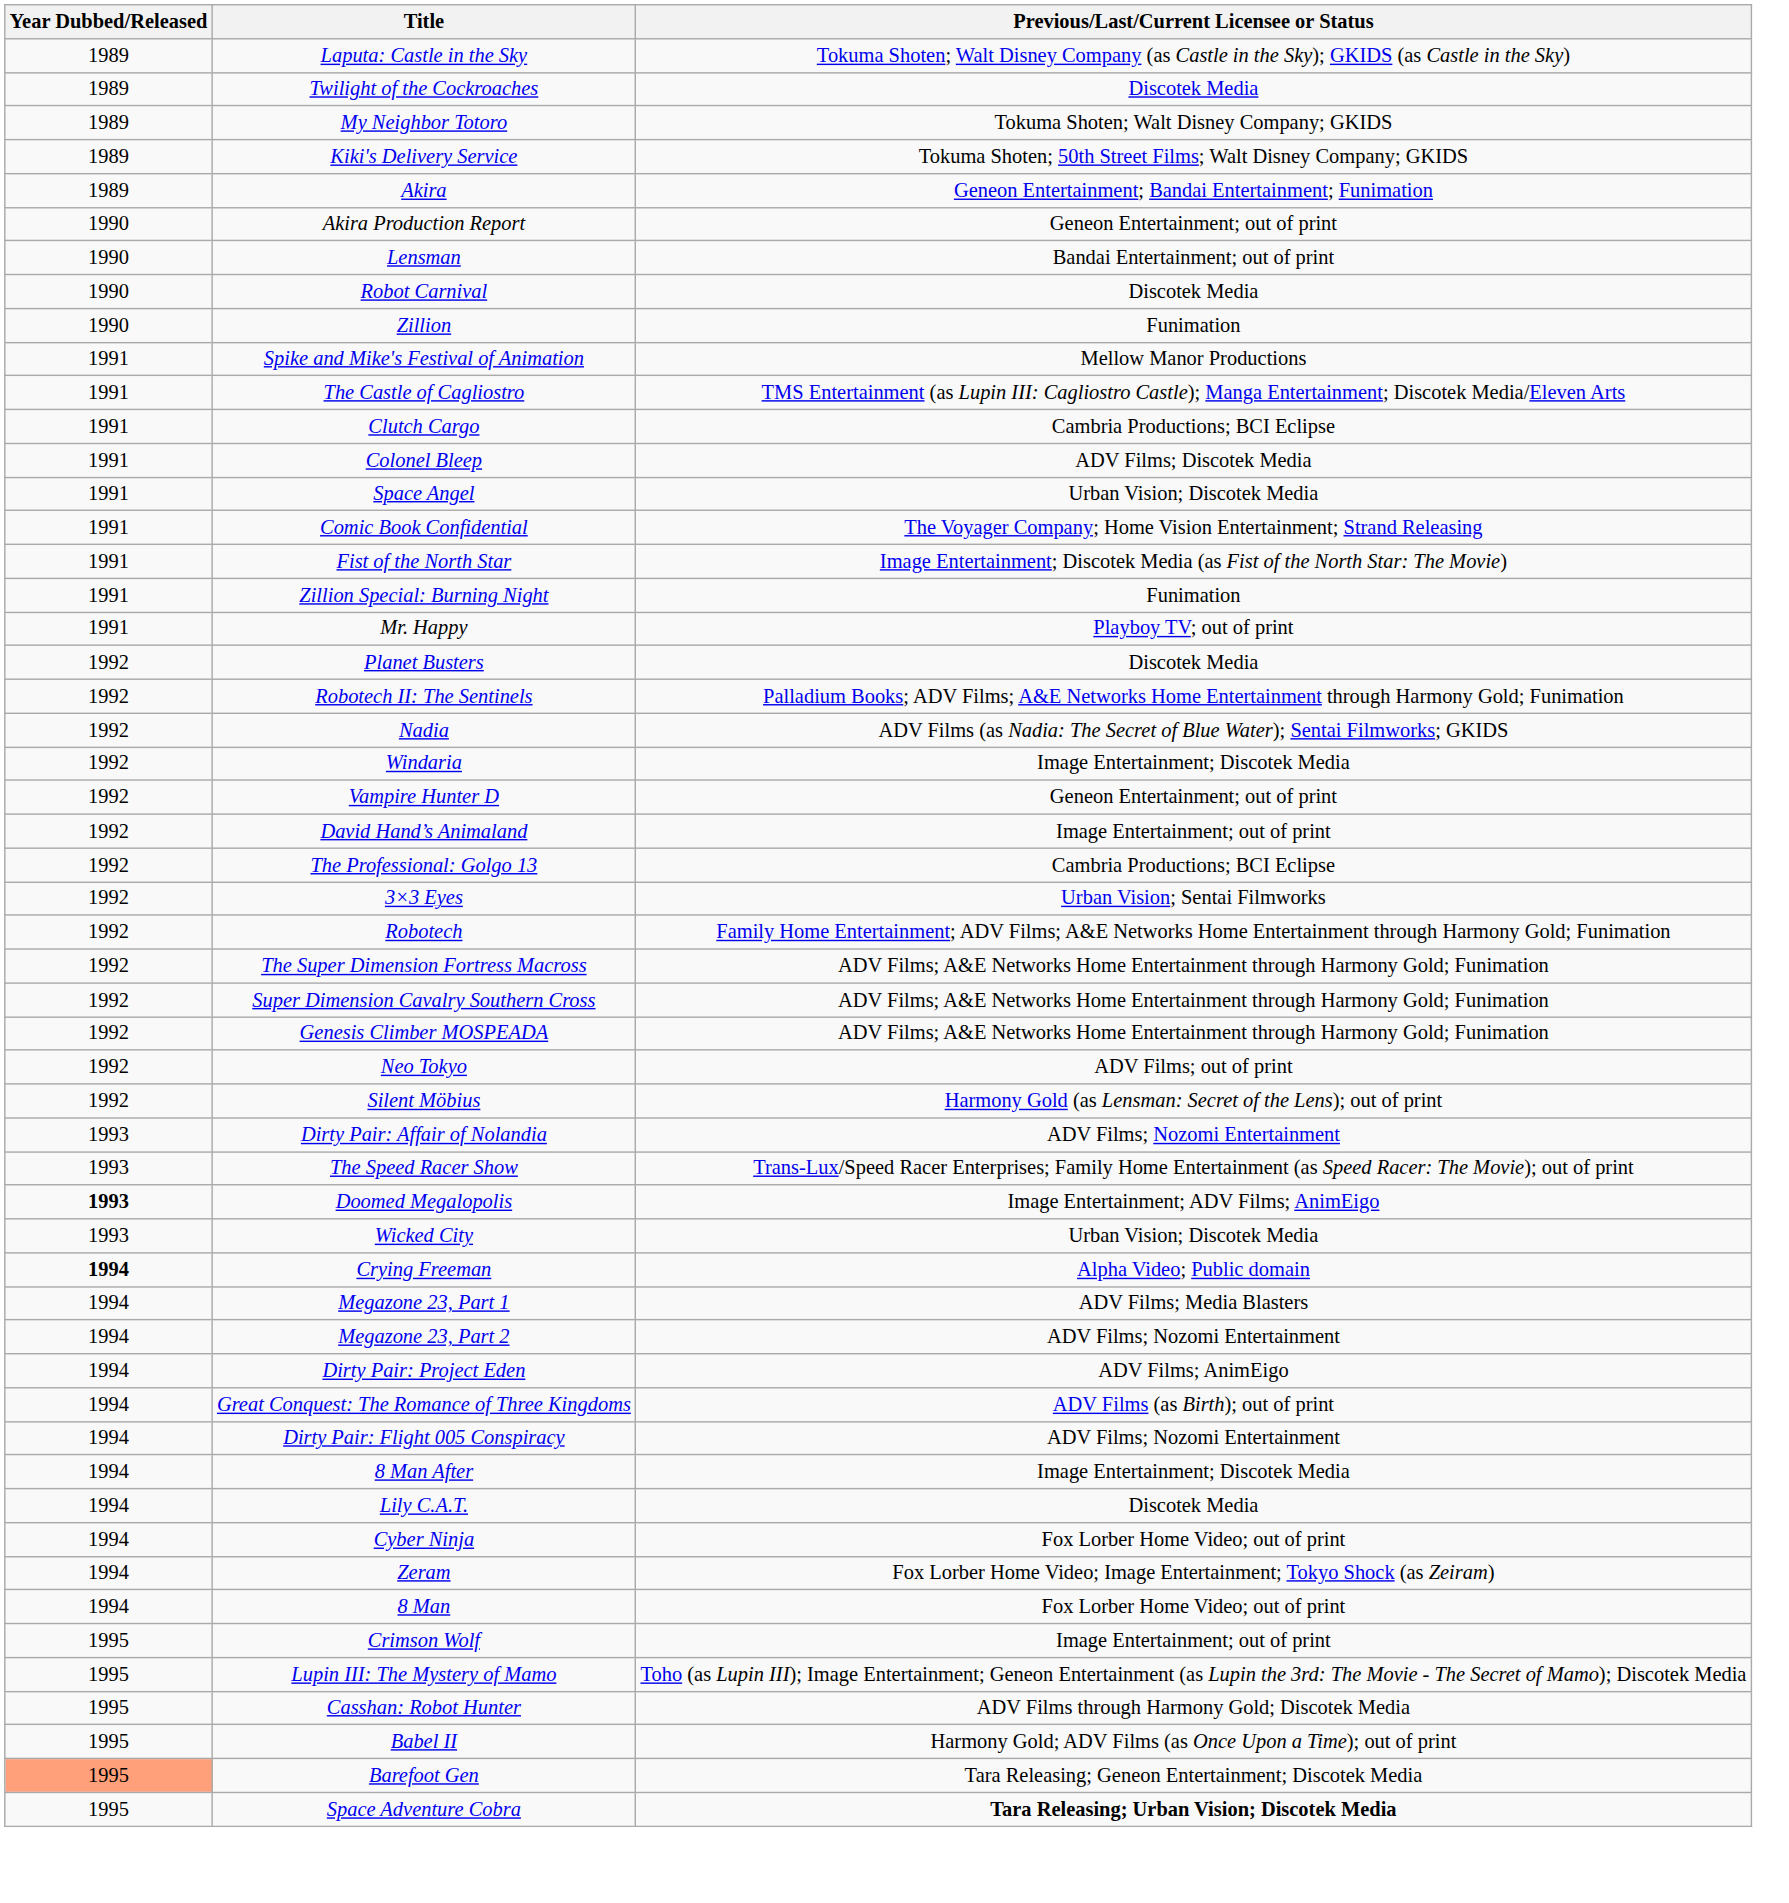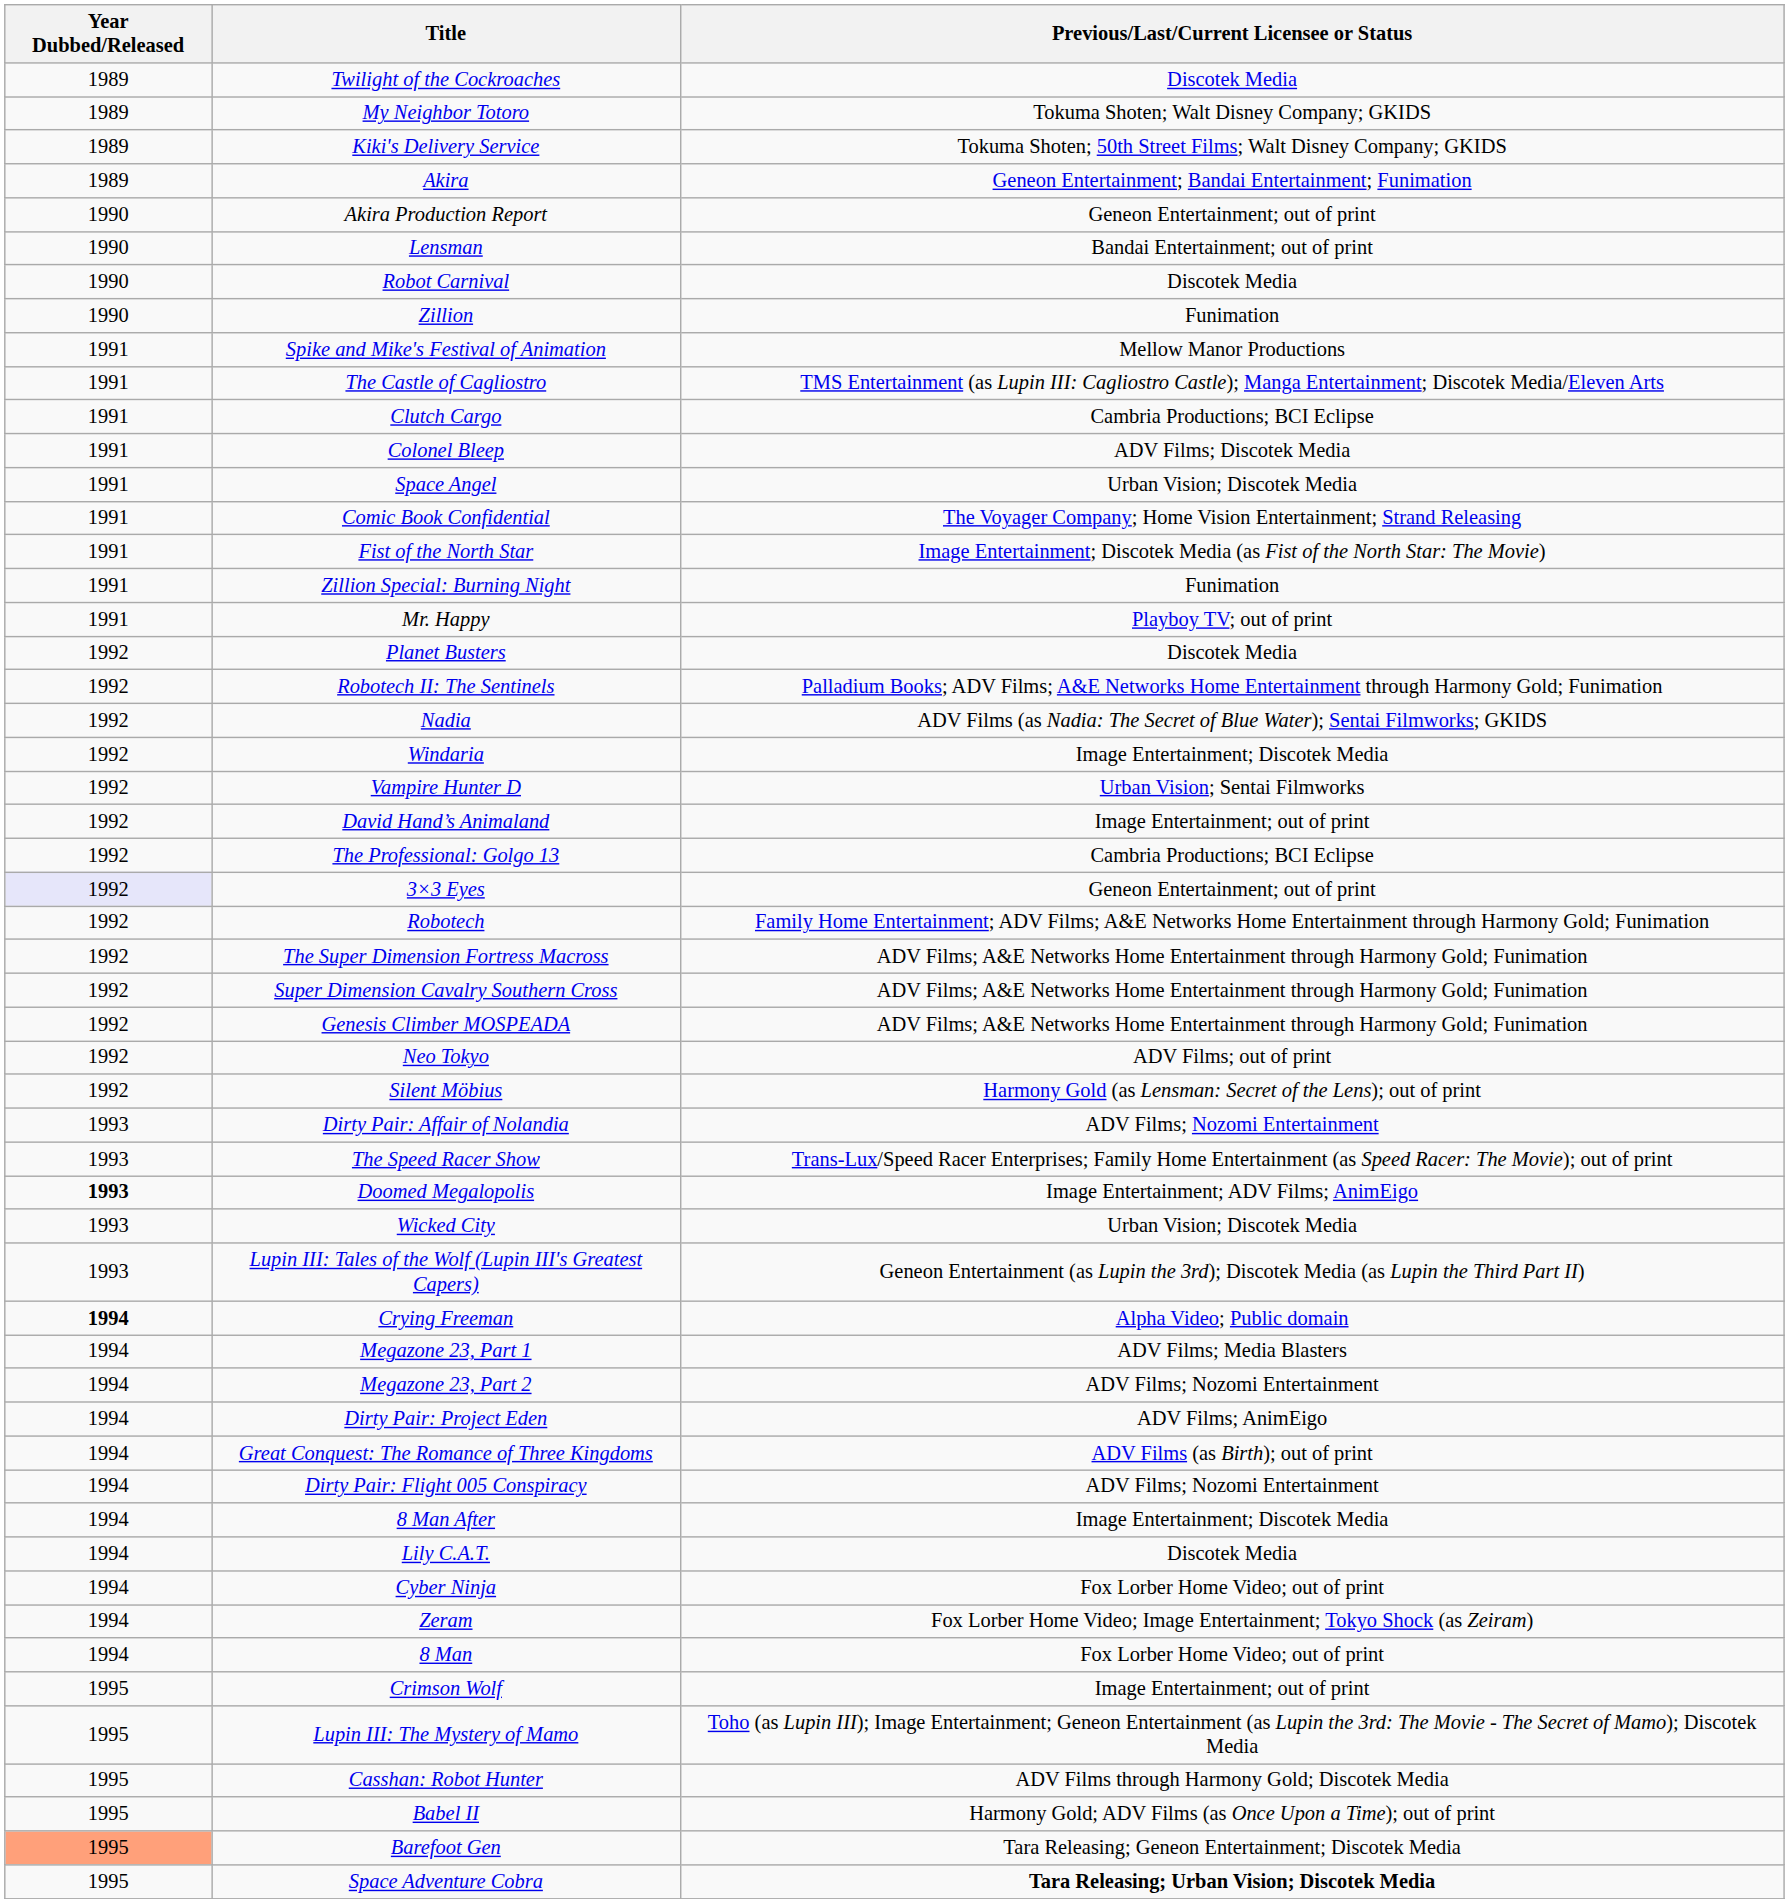- row: (424, 55)
(1193, 797) Geneon Entertainment; out of print -> (1232, 787) Urban Vision; Sentai Filmworks
(108, 898) no background -> (108, 888) lavender background
(1193, 898) Urban Vision; Sentai Filmworks -> (1232, 888) Geneon Entertainment; out of print
+ row: (446, 1271)
